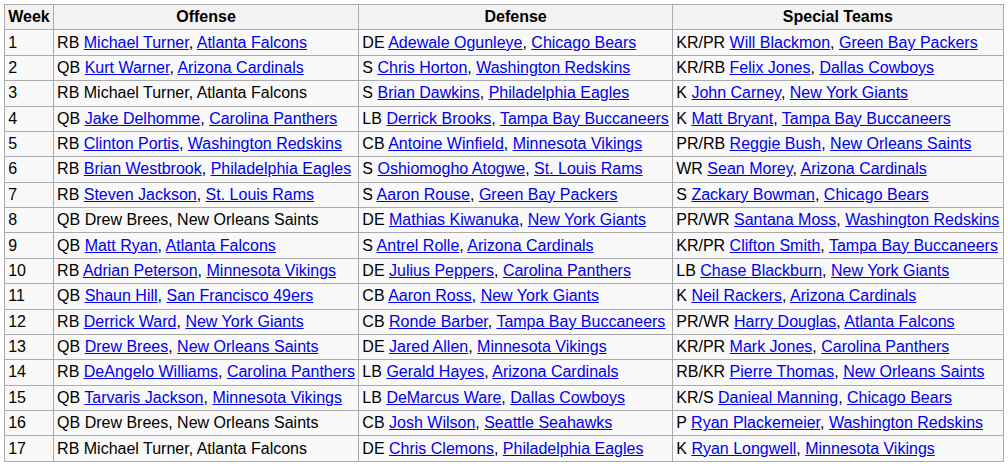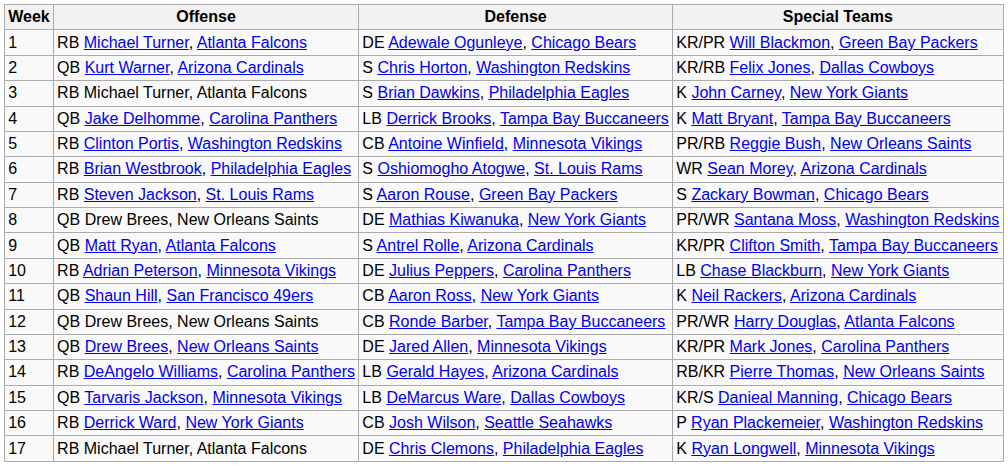(180, 321) RB Derrick Ward, New York Giants -> (188, 321) QB Drew Brees, New Orleans Saints
(188, 423) QB Drew Brees, New Orleans Saints -> (180, 423) RB Derrick Ward, New York Giants
